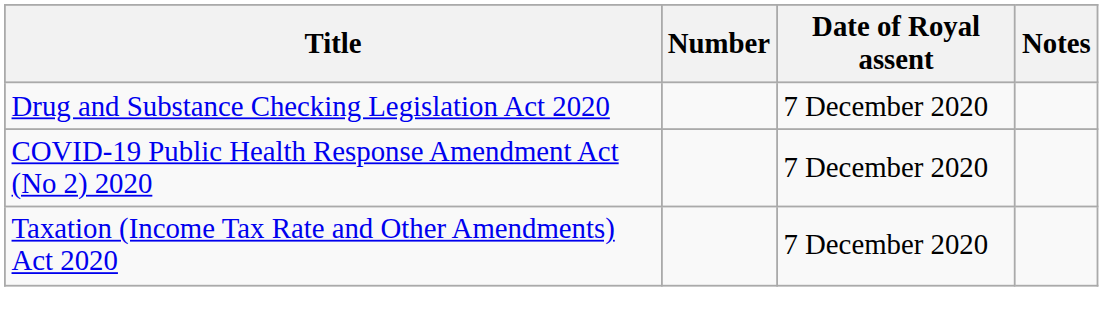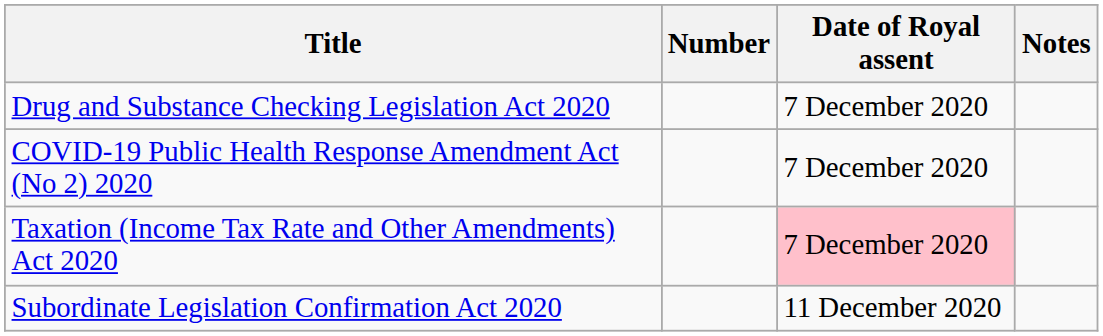(886, 245) no background -> (886, 245) pink background
+ row: (287, 307)
